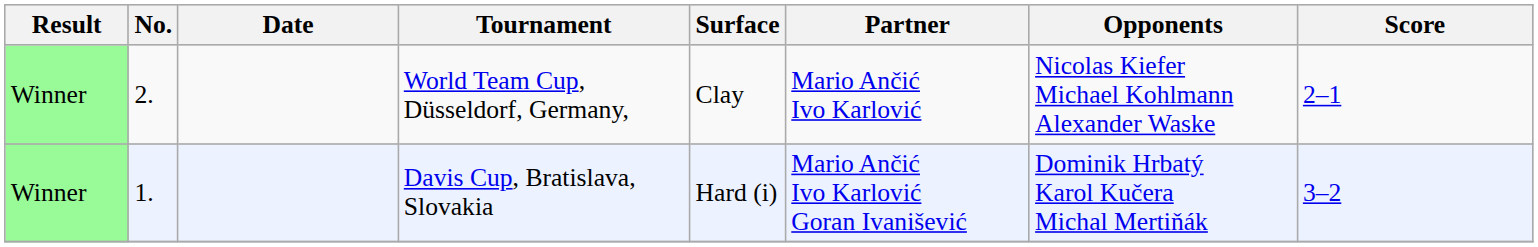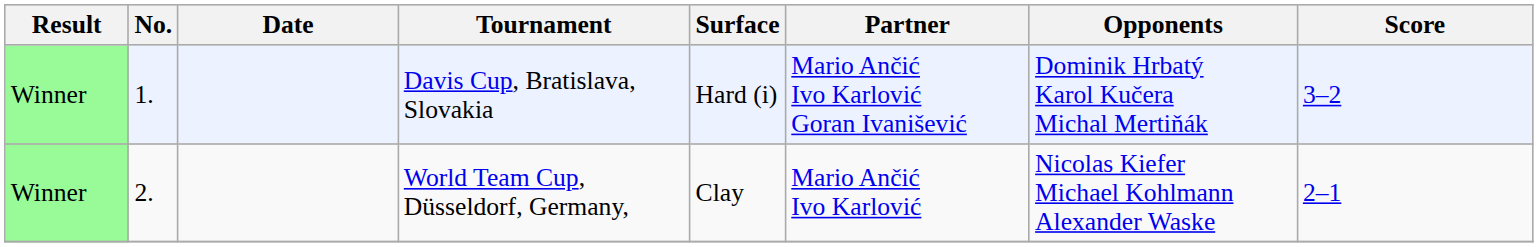rows swapped: (520, 192) <-> (516, 94)
